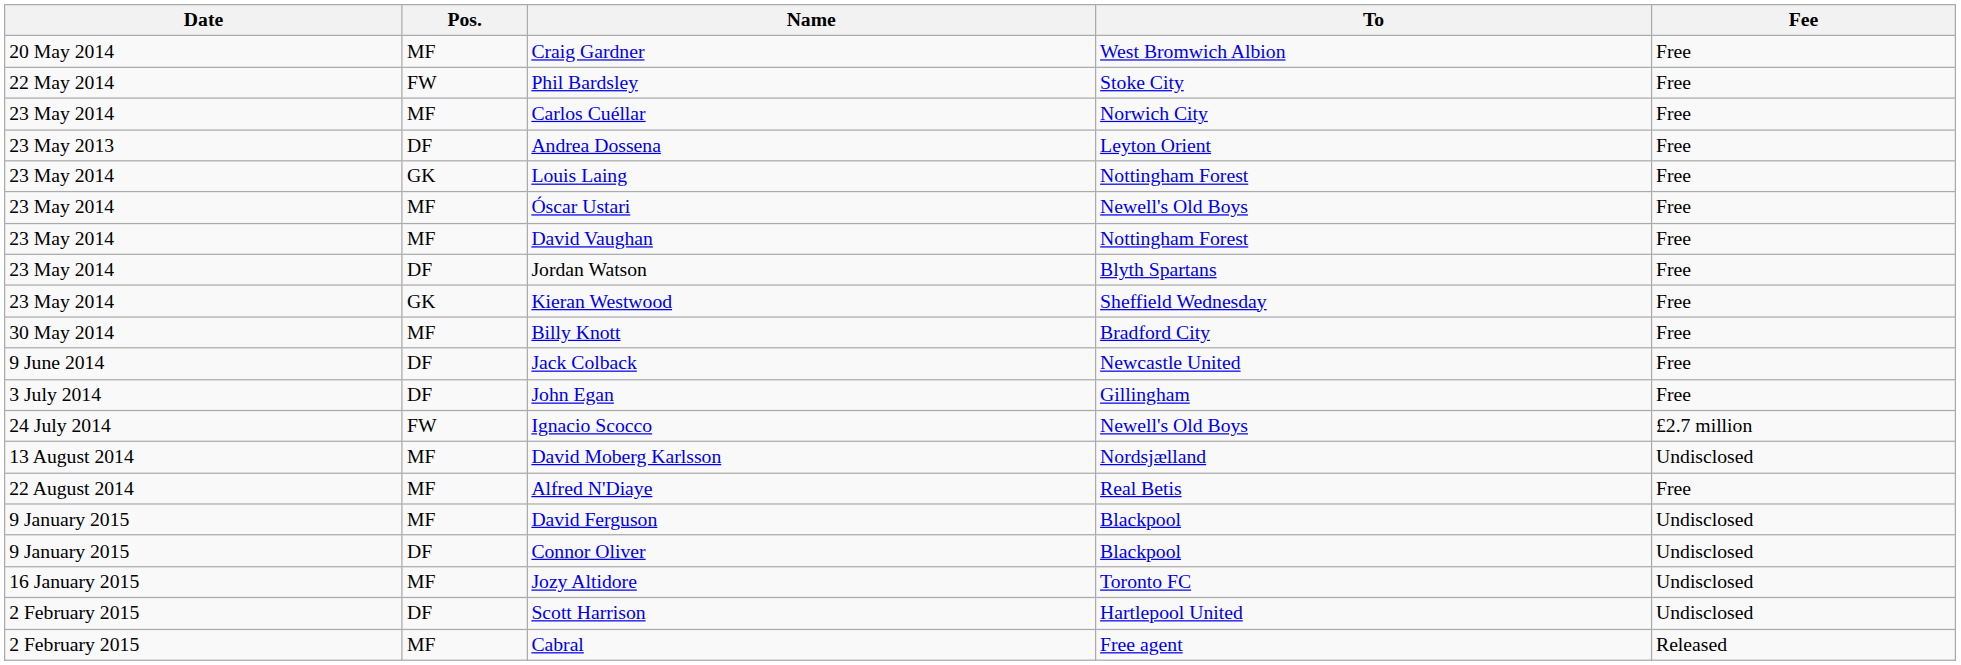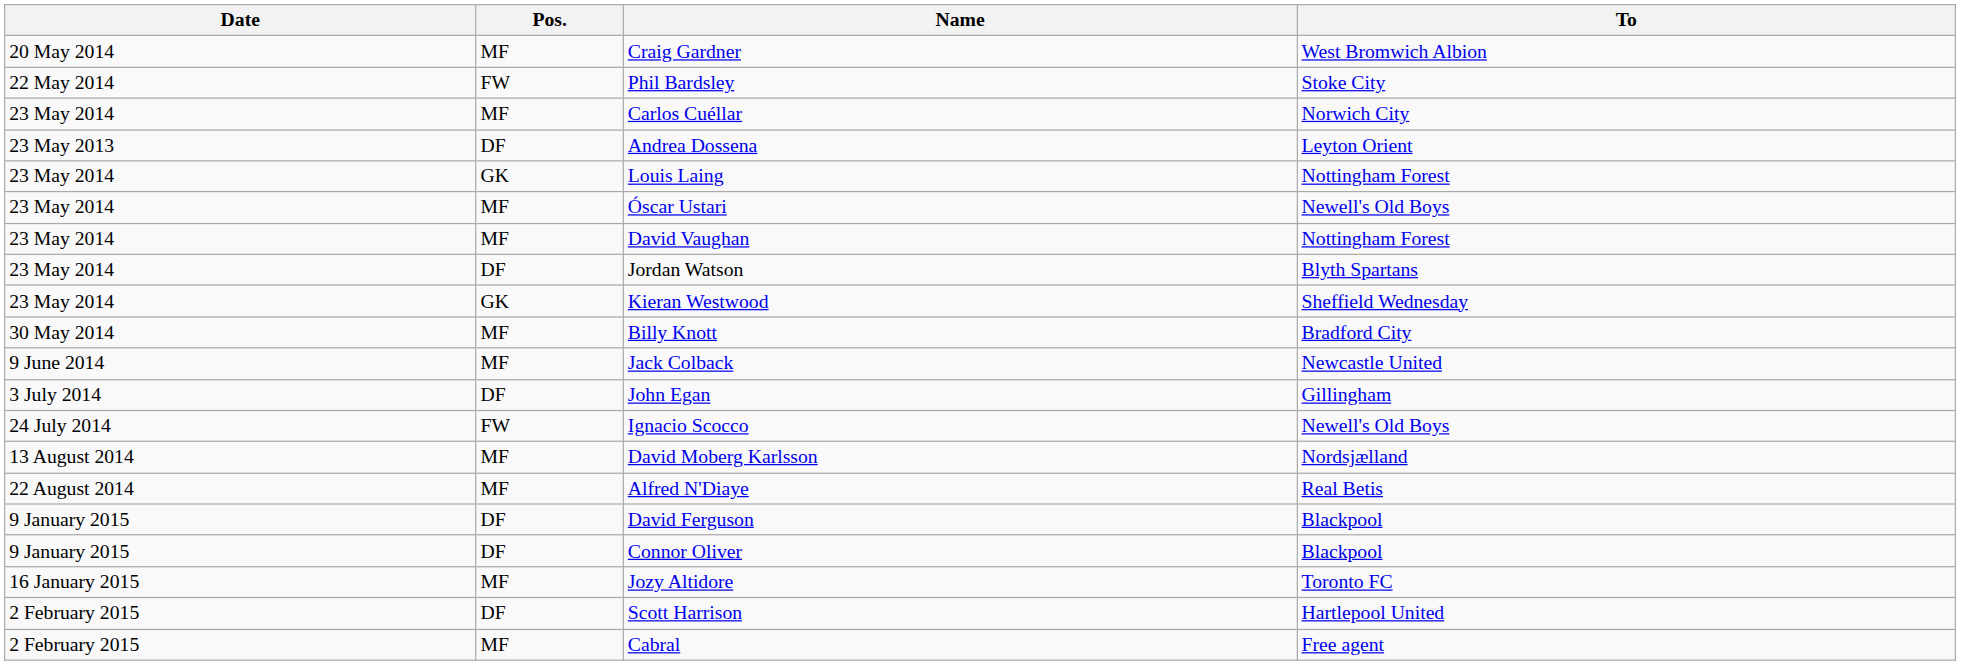- column: (1804, 20)
(420, 363) DF -> (495, 363) MF
(421, 519) MF -> (493, 519) DF
